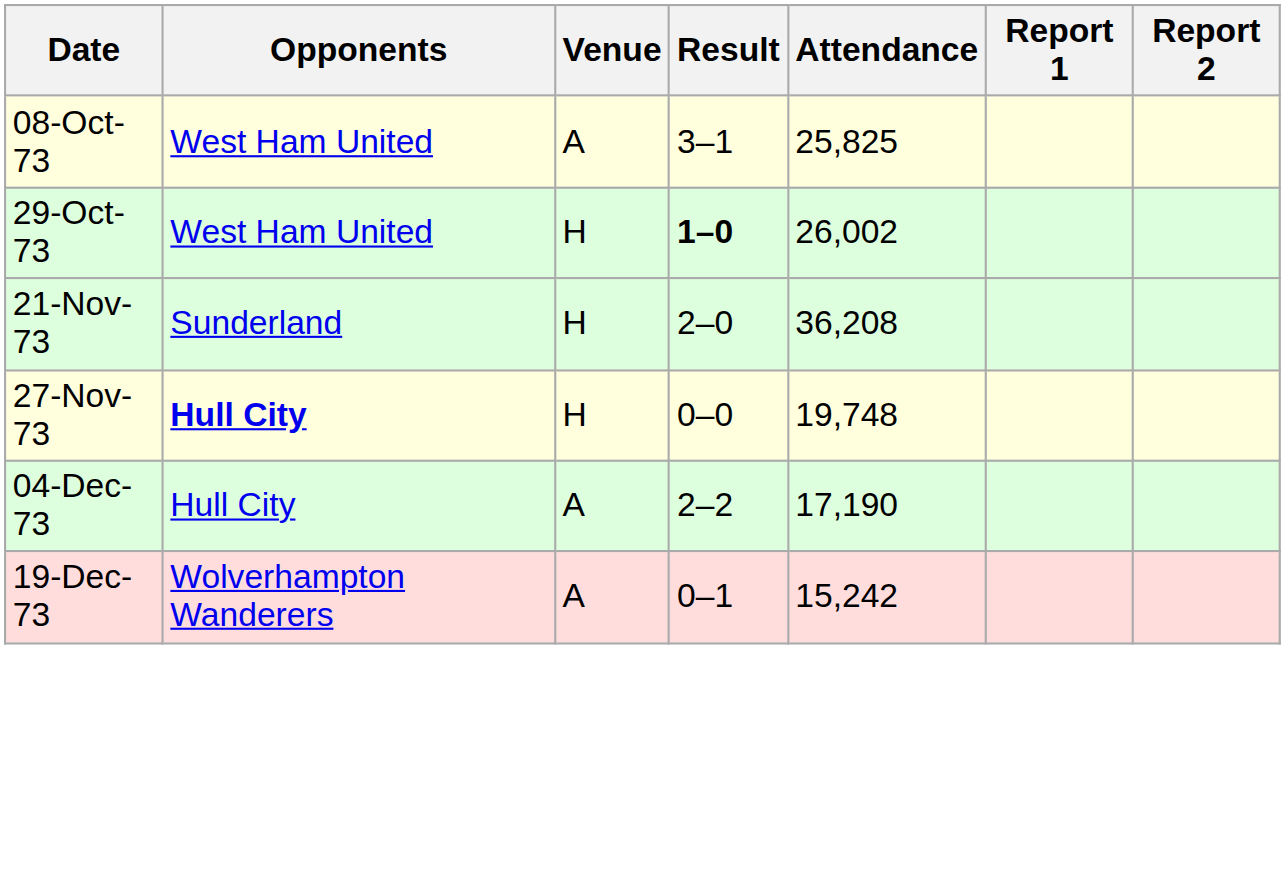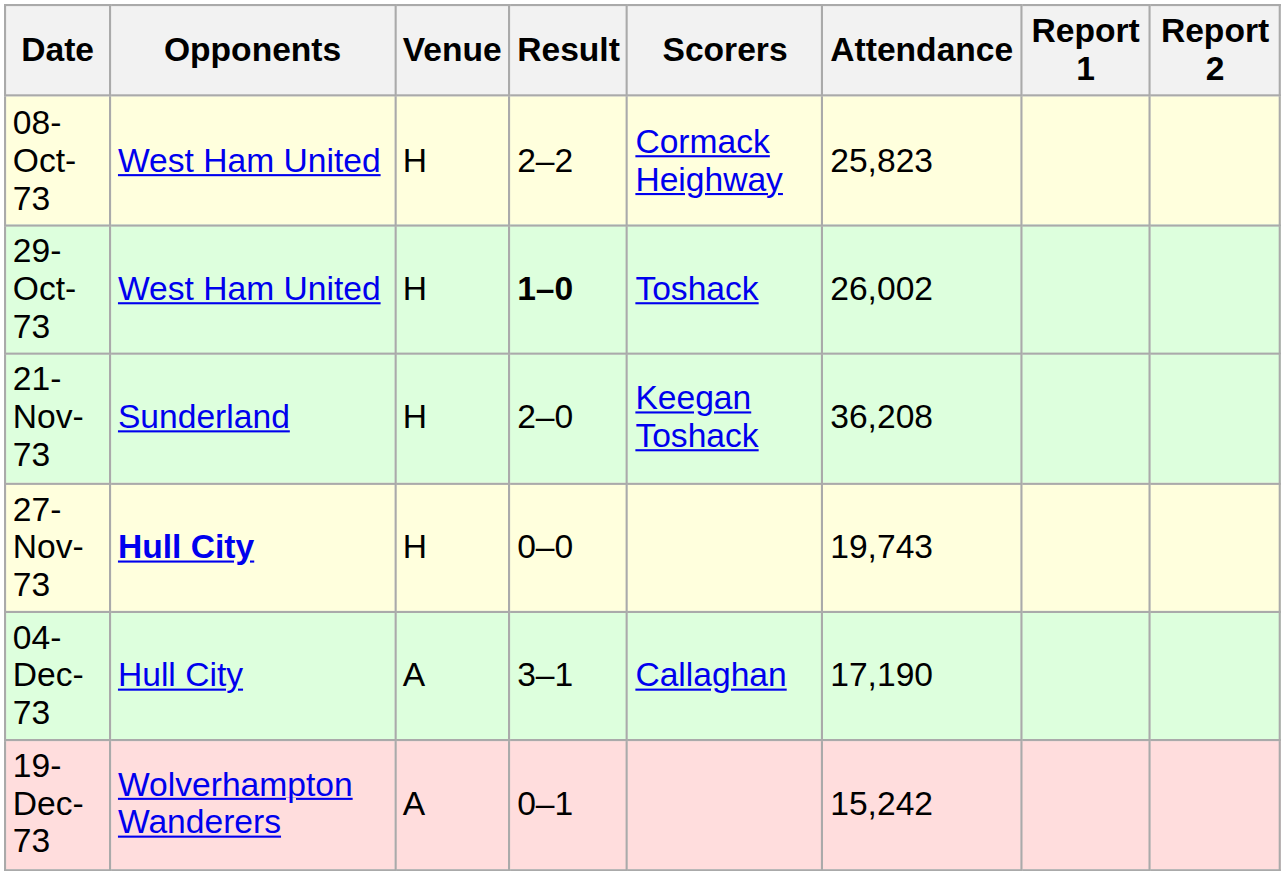+ column: (725, 50)
(574, 141) A -> (415, 160) H
(705, 141) 3–1 -> (545, 160) 2–2
(847, 141) 25,825 -> (882, 160) 25,823
(847, 414) 19,748 -> (882, 546) 19,743
(705, 505) 2–2 -> (545, 675) 3–1
